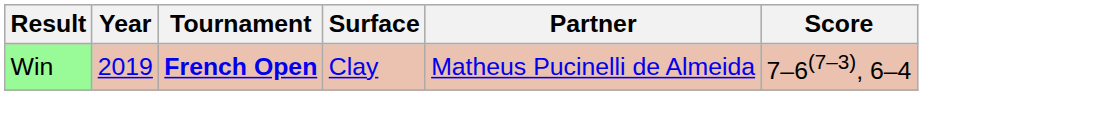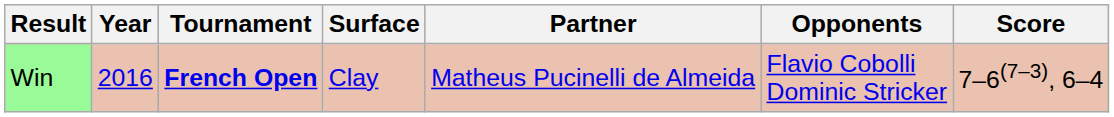+ column: (857, 24)
(125, 66) 2019 -> (125, 77) 2016
